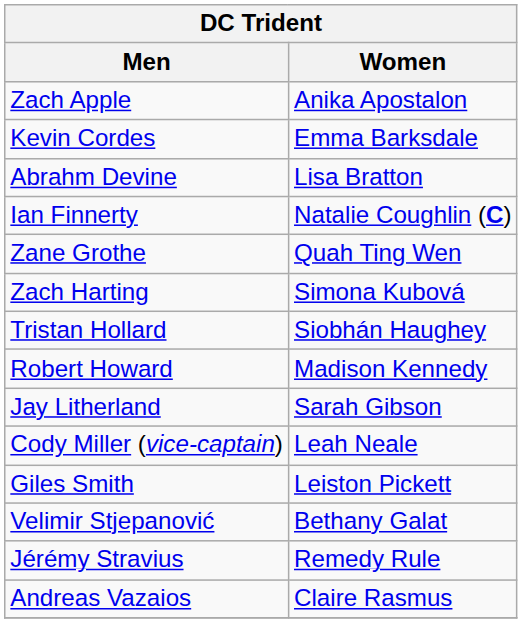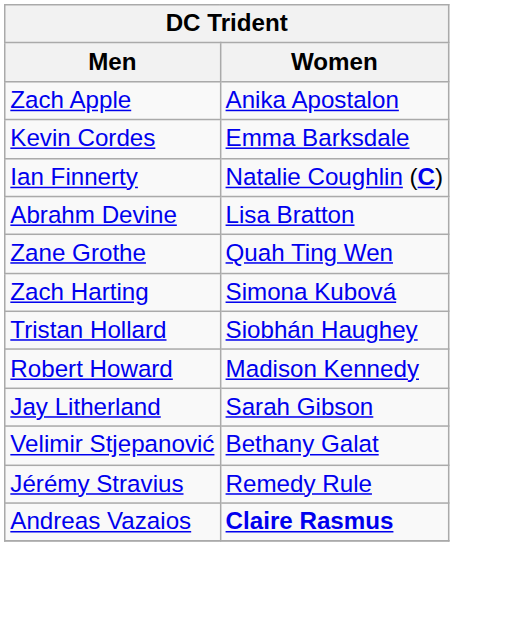rows swapped: (94, 176) <-> (74, 215)
- row: (147, 445)
- row: (72, 483)
(373, 598) normal -> (310, 521) bold
